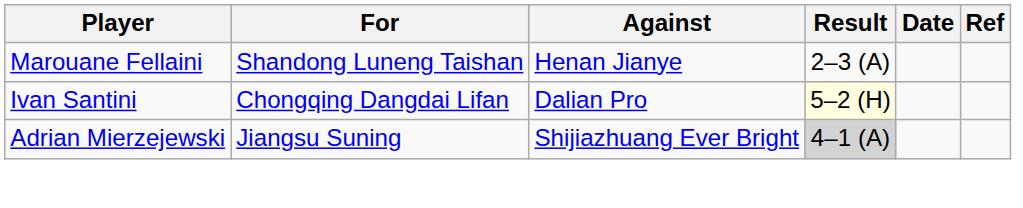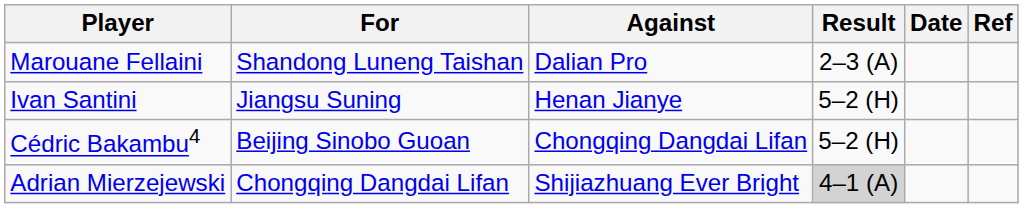(608, 61) Henan Jianye -> (591, 61) Dalian Pro
(373, 100) Chongqing Dangdai Lifan -> (319, 100) Jiangsu Suning
(591, 100) Dalian Pro -> (608, 100) Henan Jianye
(850, 100) lightyellow background -> (859, 100) no background
+ row: (105, 141)
(319, 138) Jiangsu Suning -> (373, 183) Chongqing Dangdai Lifan
